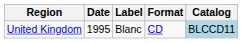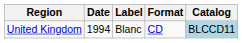(99, 29) 1995 -> (99, 29) 1994
